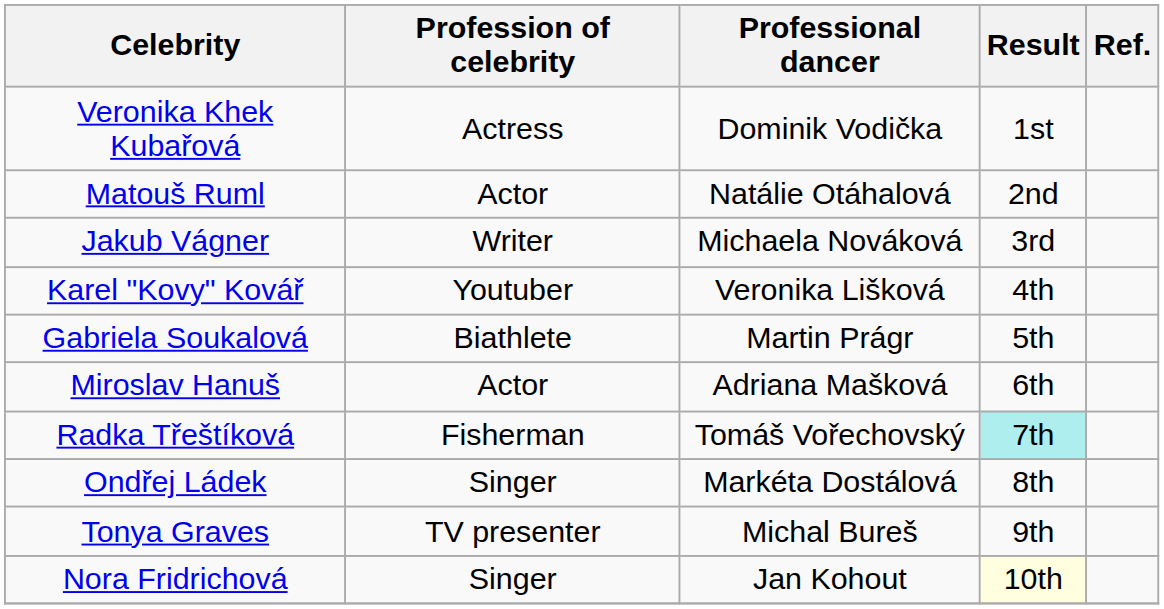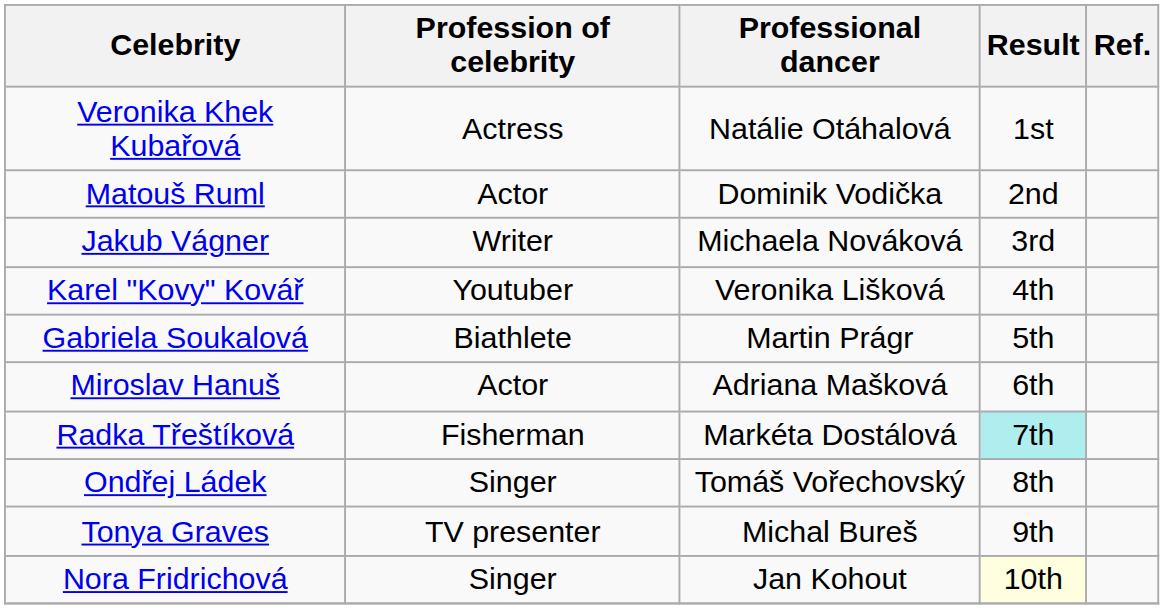(830, 128) Dominik Vodička -> (830, 128) Natálie Otáhalová
(830, 193) Natálie Otáhalová -> (830, 193) Dominik Vodička
(830, 434) Tomáš Vořechovský -> (830, 434) Markéta Dostálová
(830, 482) Markéta Dostálová -> (830, 482) Tomáš Vořechovský
